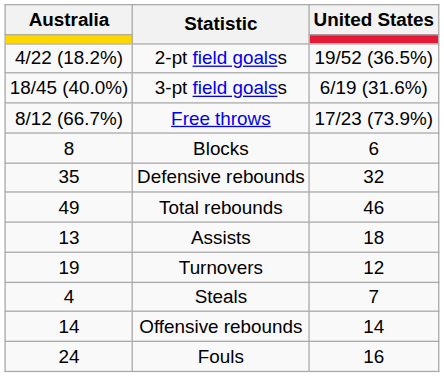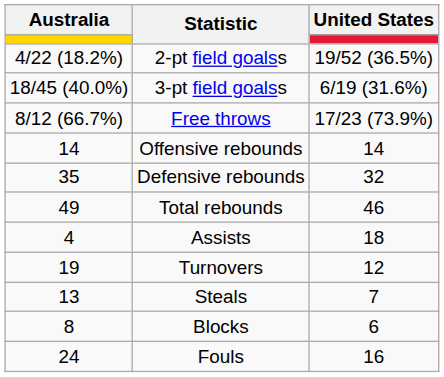rows swapped: (221, 326) <-> (221, 148)
(69, 237) 13 -> (69, 237) 4
(69, 297) 4 -> (69, 297) 13
